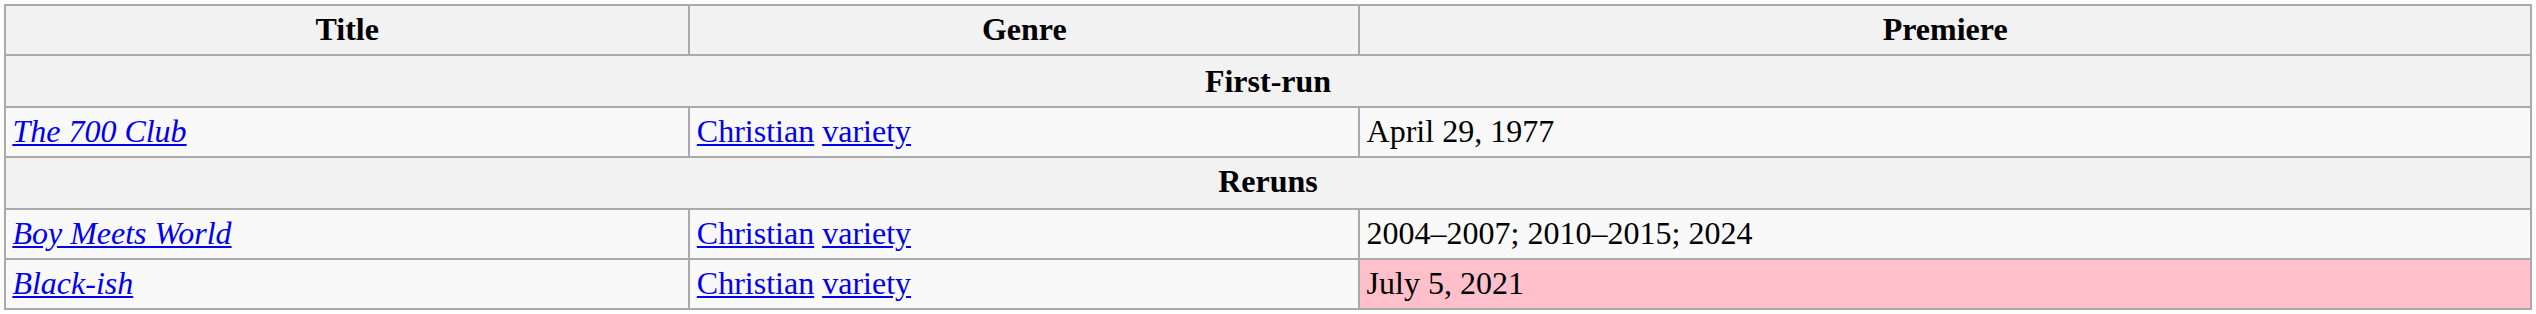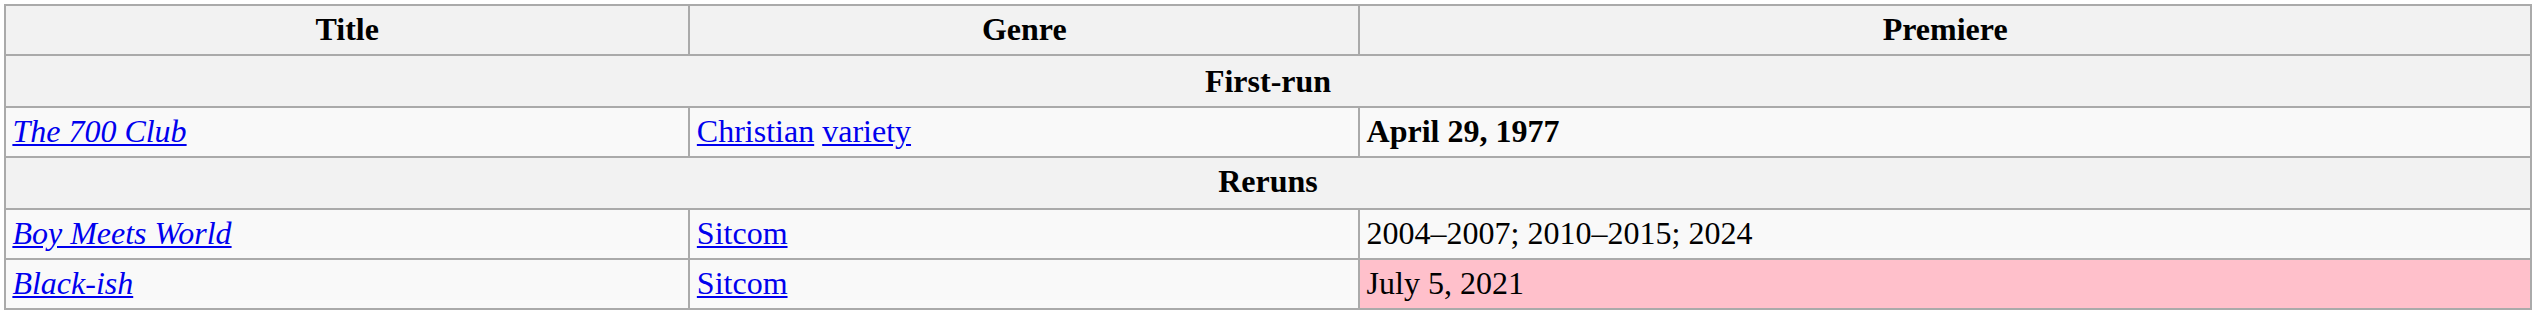(1460, 131) normal -> (1463, 131) bold
(804, 232) Christian variety -> (742, 232) Sitcom
(804, 283) Christian variety -> (742, 283) Sitcom
